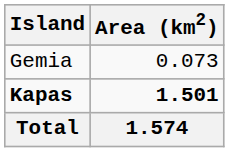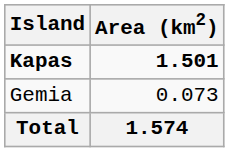rows swapped: (41, 95) <-> (41, 61)
